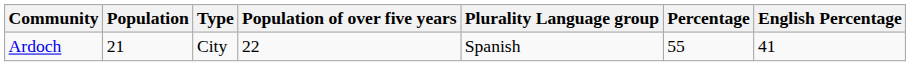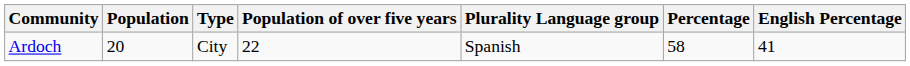(115, 46) 21 -> (115, 46) 20
(676, 46) 55 -> (676, 46) 58
